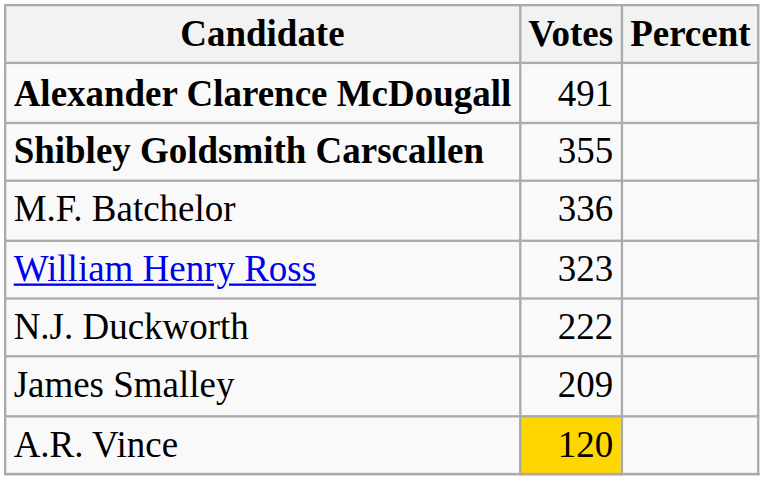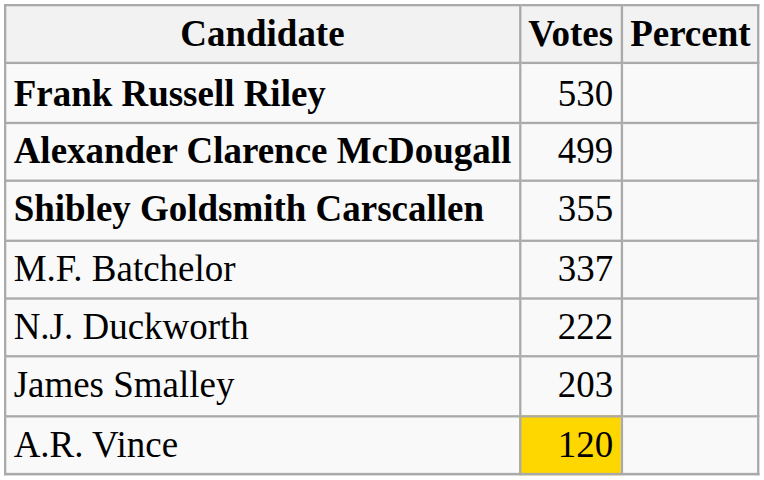+ row: (170, 92)
(585, 92) 491 -> (585, 151) 499
(585, 209) 336 -> (585, 268) 337
- row: (165, 268)
(585, 385) 209 -> (585, 385) 203
